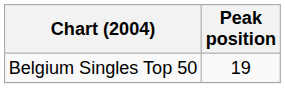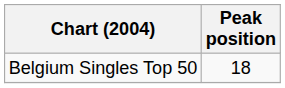(241, 67) 19 -> (241, 67) 18
